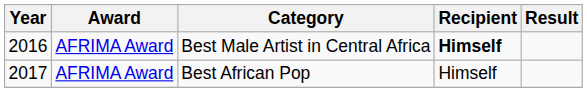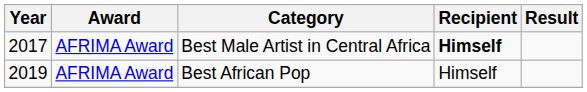(28, 45) 2016 -> (28, 45) 2017
(28, 73) 2017 -> (28, 73) 2019
